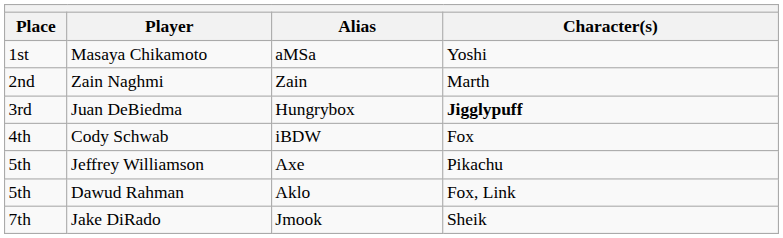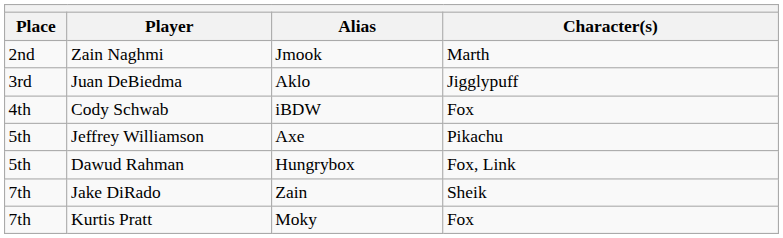- row: (139, 54)
(291, 81) Zain -> (299, 54) Jmook
(315, 109) Hungrybox -> (293, 81) Aklo
(485, 109) bold -> (483, 81) normal
(293, 192) Aklo -> (315, 164) Hungrybox
(299, 219) Jmook -> (291, 192) Zain
+ row: (112, 219)
